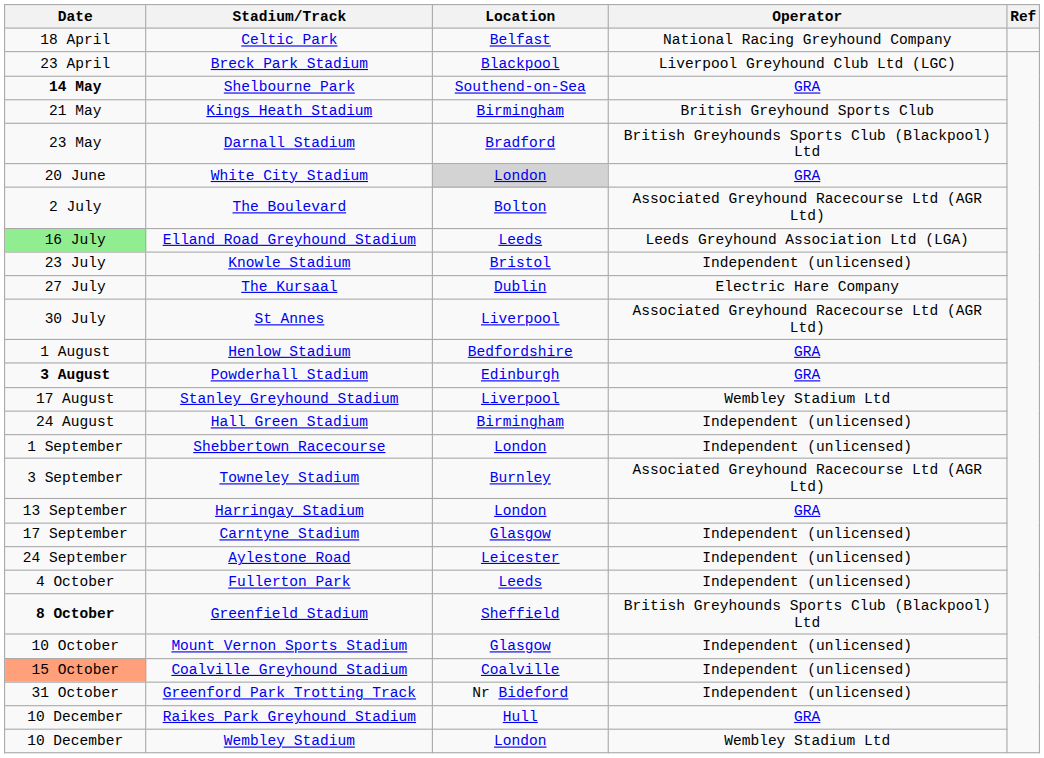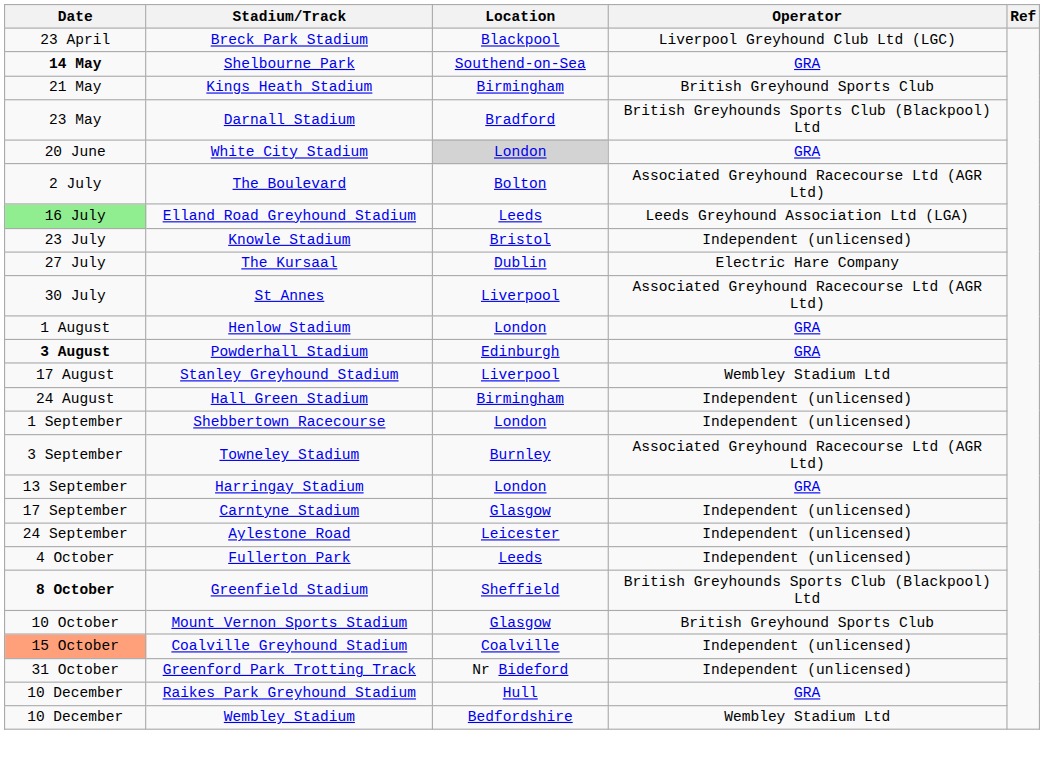- row: (289, 40)
(520, 352) Bedfordshire -> (520, 328) London
(807, 646) Independent (unlicensed) -> (807, 622) British Greyhound Sports Club
(520, 741) London -> (520, 717) Bedfordshire
